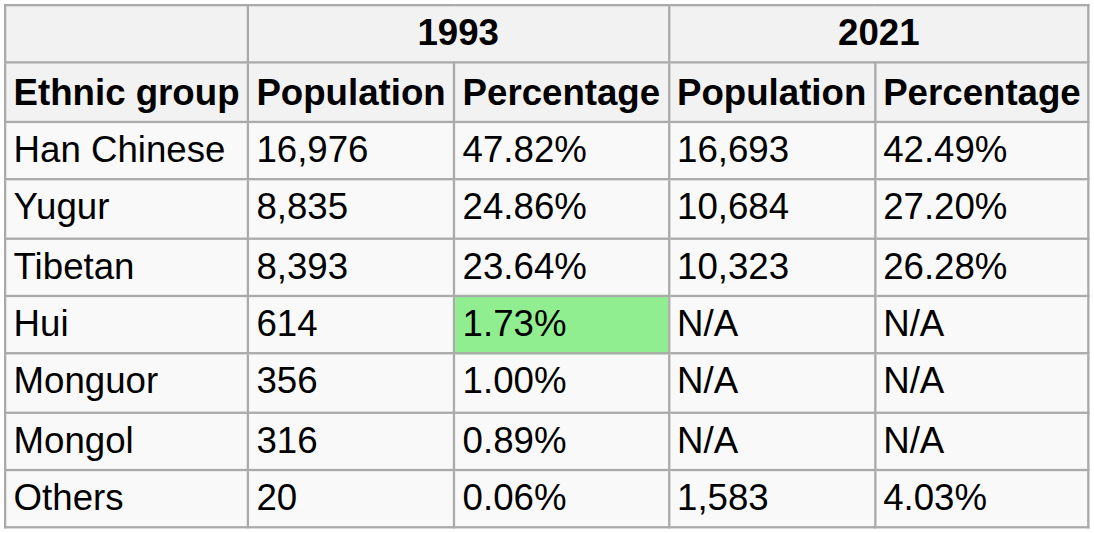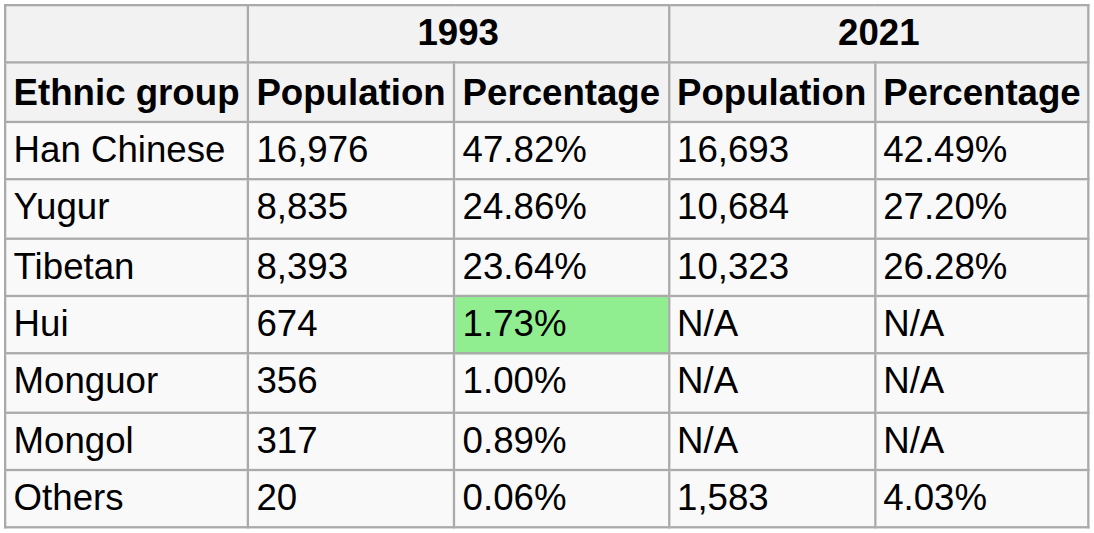(287, 324) 614 -> (287, 324) 674
(287, 440) 316 -> (287, 440) 317
